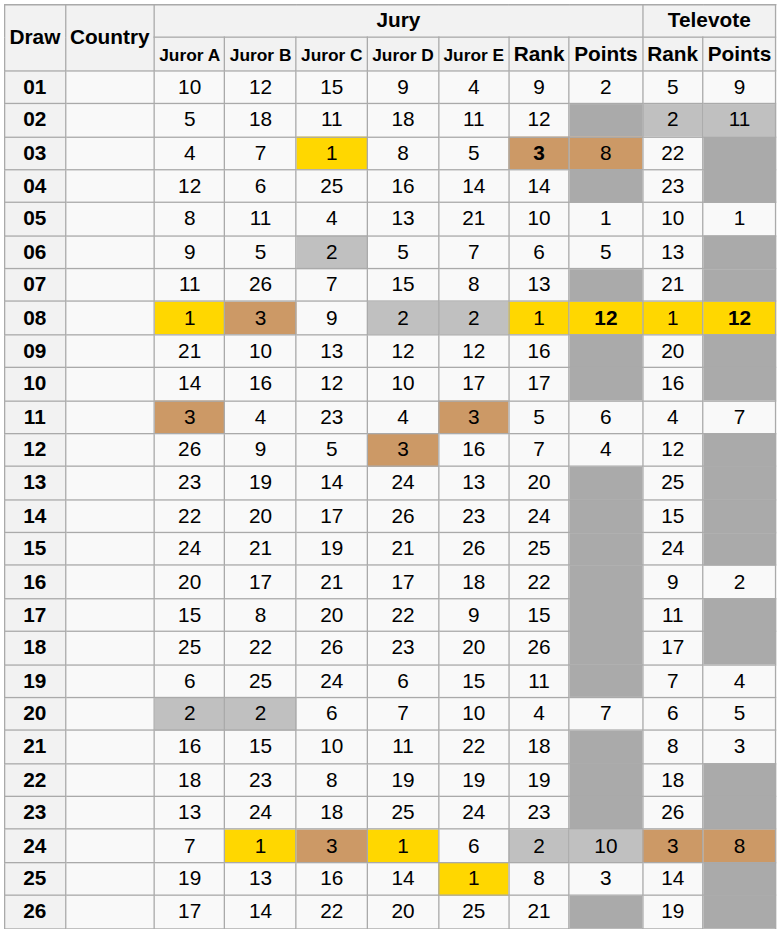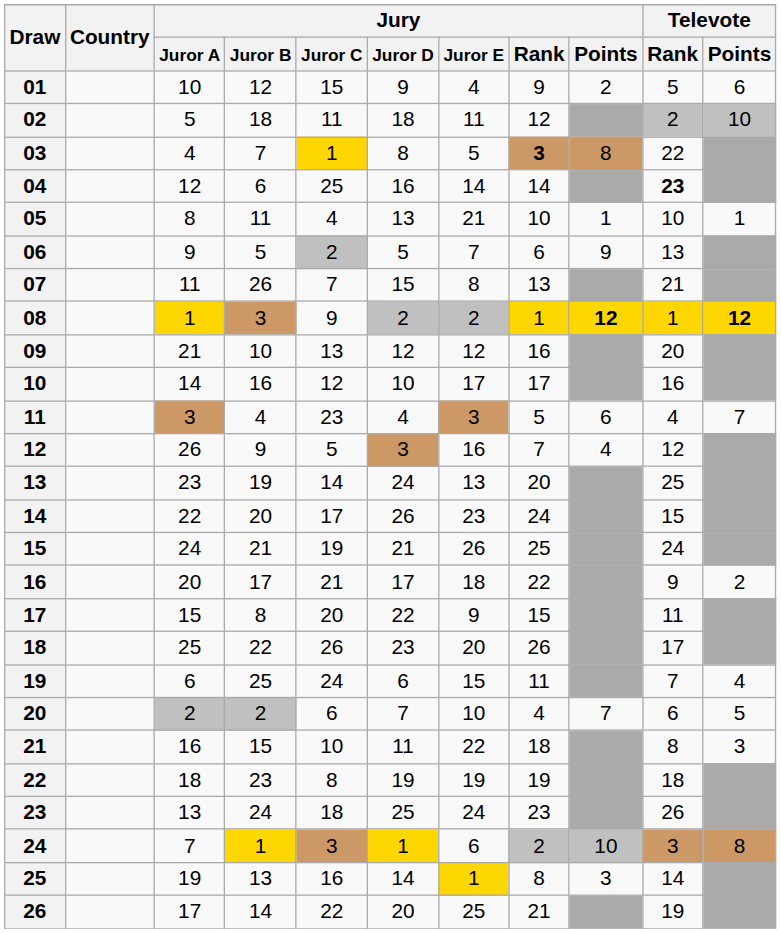(739, 86) 9 -> (739, 86) 6
(740, 119) 11 -> (740, 119) 10
(673, 185) normal -> (673, 185) bold
(606, 251) 5 -> (606, 251) 9
